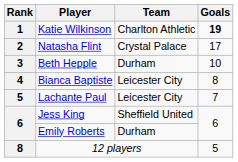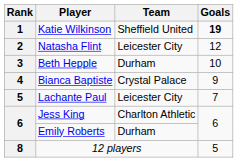(156, 30) Charlton Athletic -> (155, 30) Sheffield United
(152, 47) Crystal Palace -> (150, 47) Leicester City
(215, 47) 17 -> (215, 47) 12
(150, 81) Leicester City -> (152, 81) Crystal Palace
(215, 81) 8 -> (215, 81) 9
(155, 115) Sheffield United -> (156, 115) Charlton Athletic
